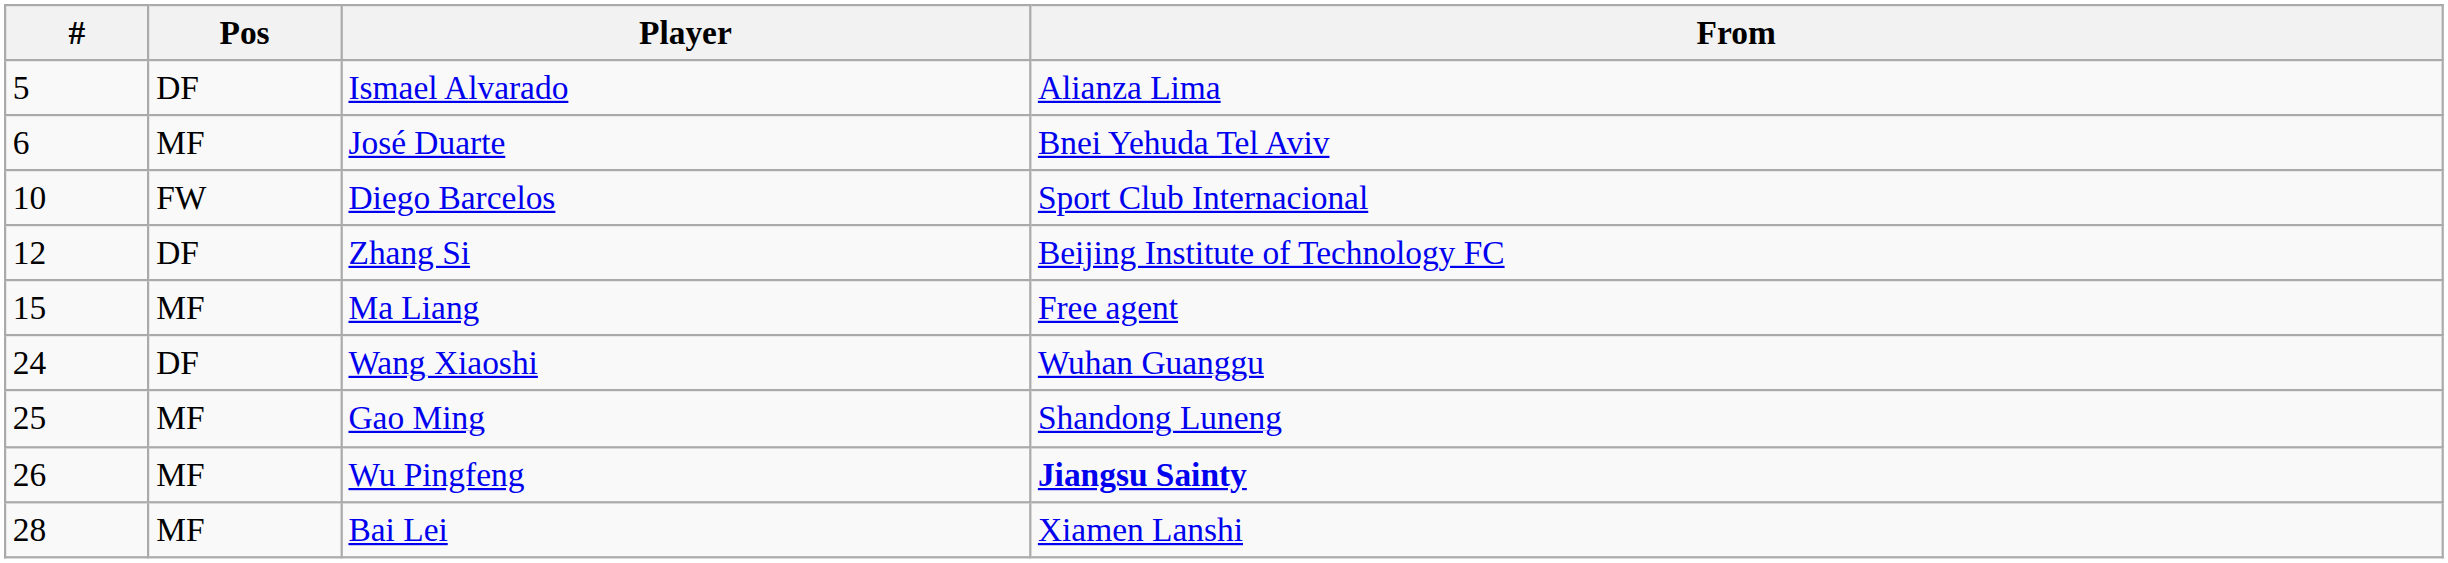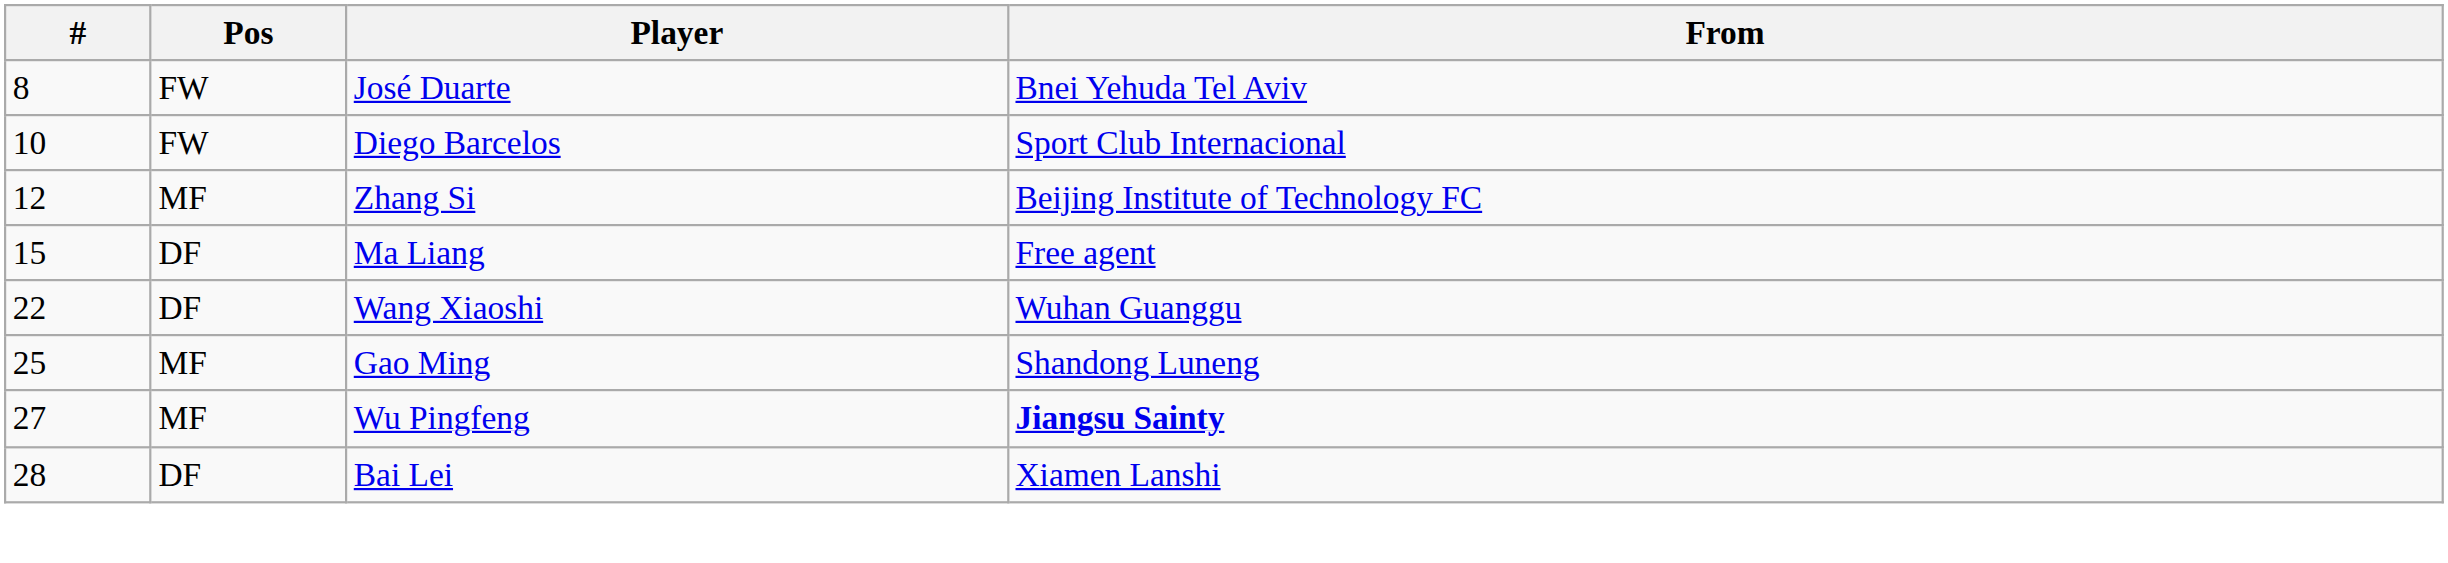- row: (458, 87)
(21, 142) 6 -> (21, 87) 8
(180, 142) MF -> (184, 87) FW
(178, 252) DF -> (183, 197) MF
(180, 307) MF -> (180, 252) DF
(30, 363) 24 -> (30, 307) 22
(30, 473) 26 -> (30, 418) 27
(180, 528) MF -> (180, 473) DF
